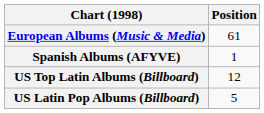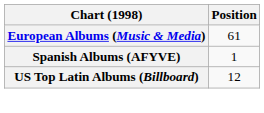- row: (106, 98)
